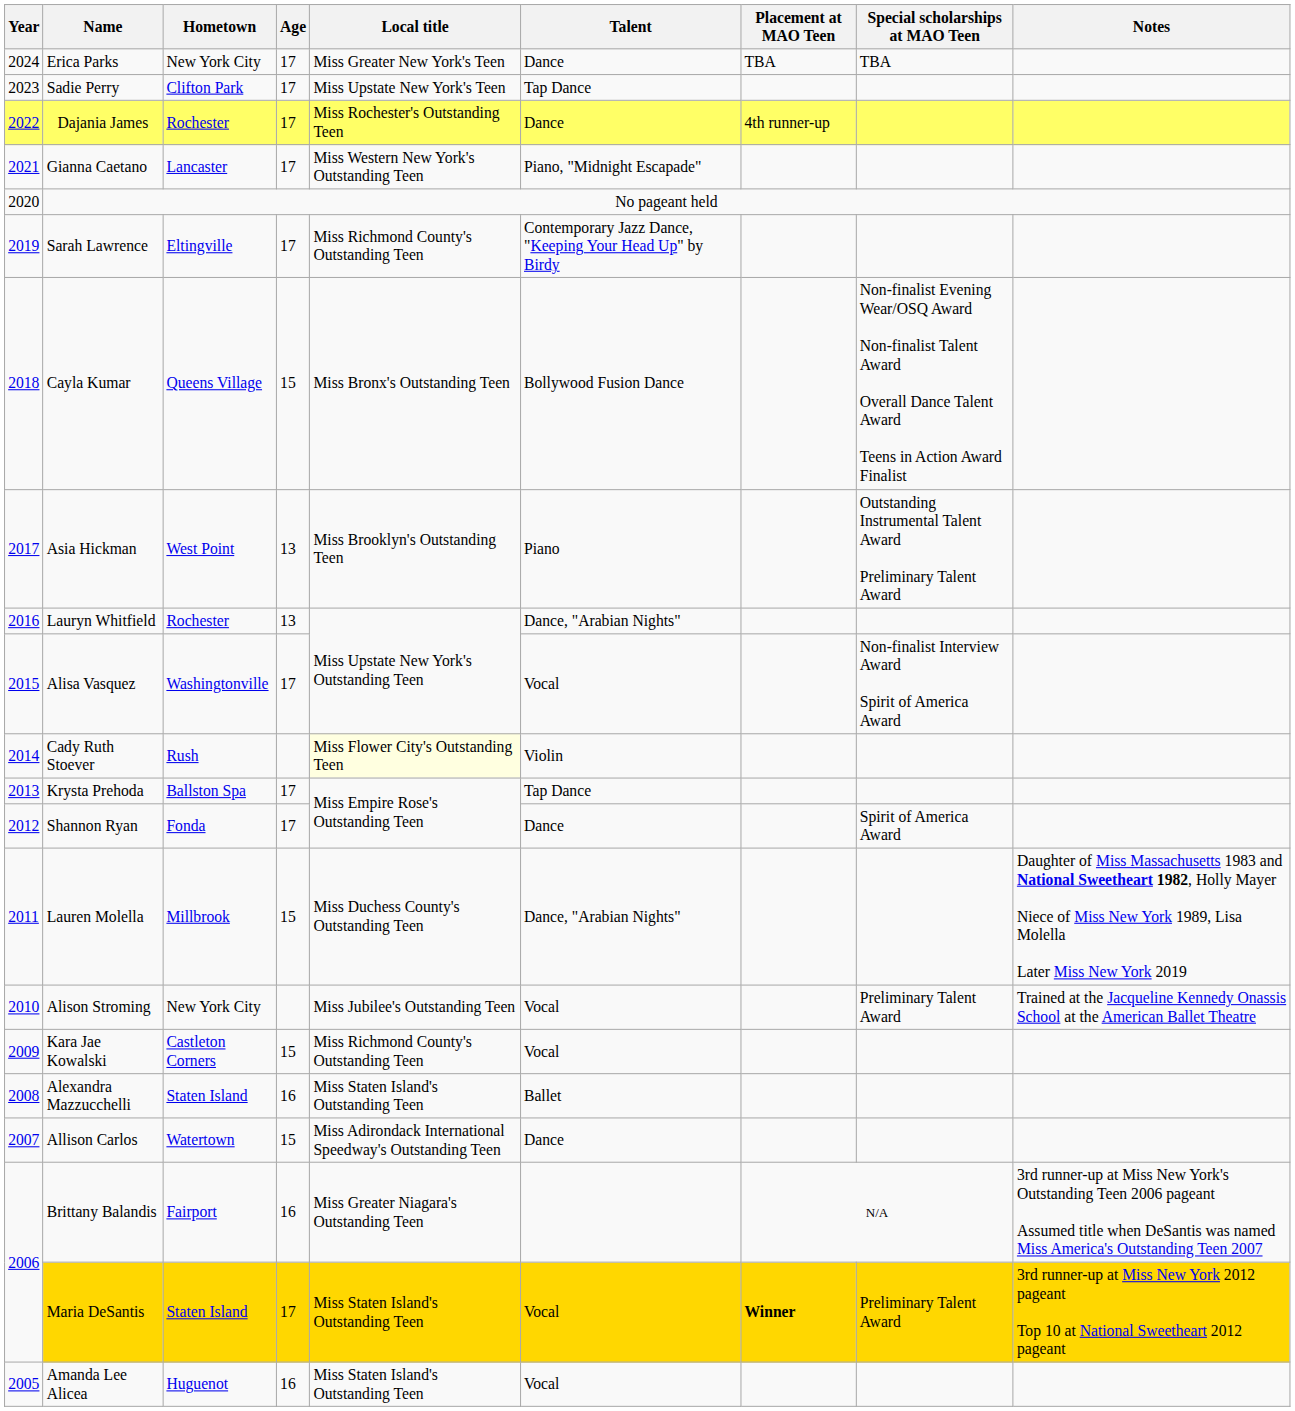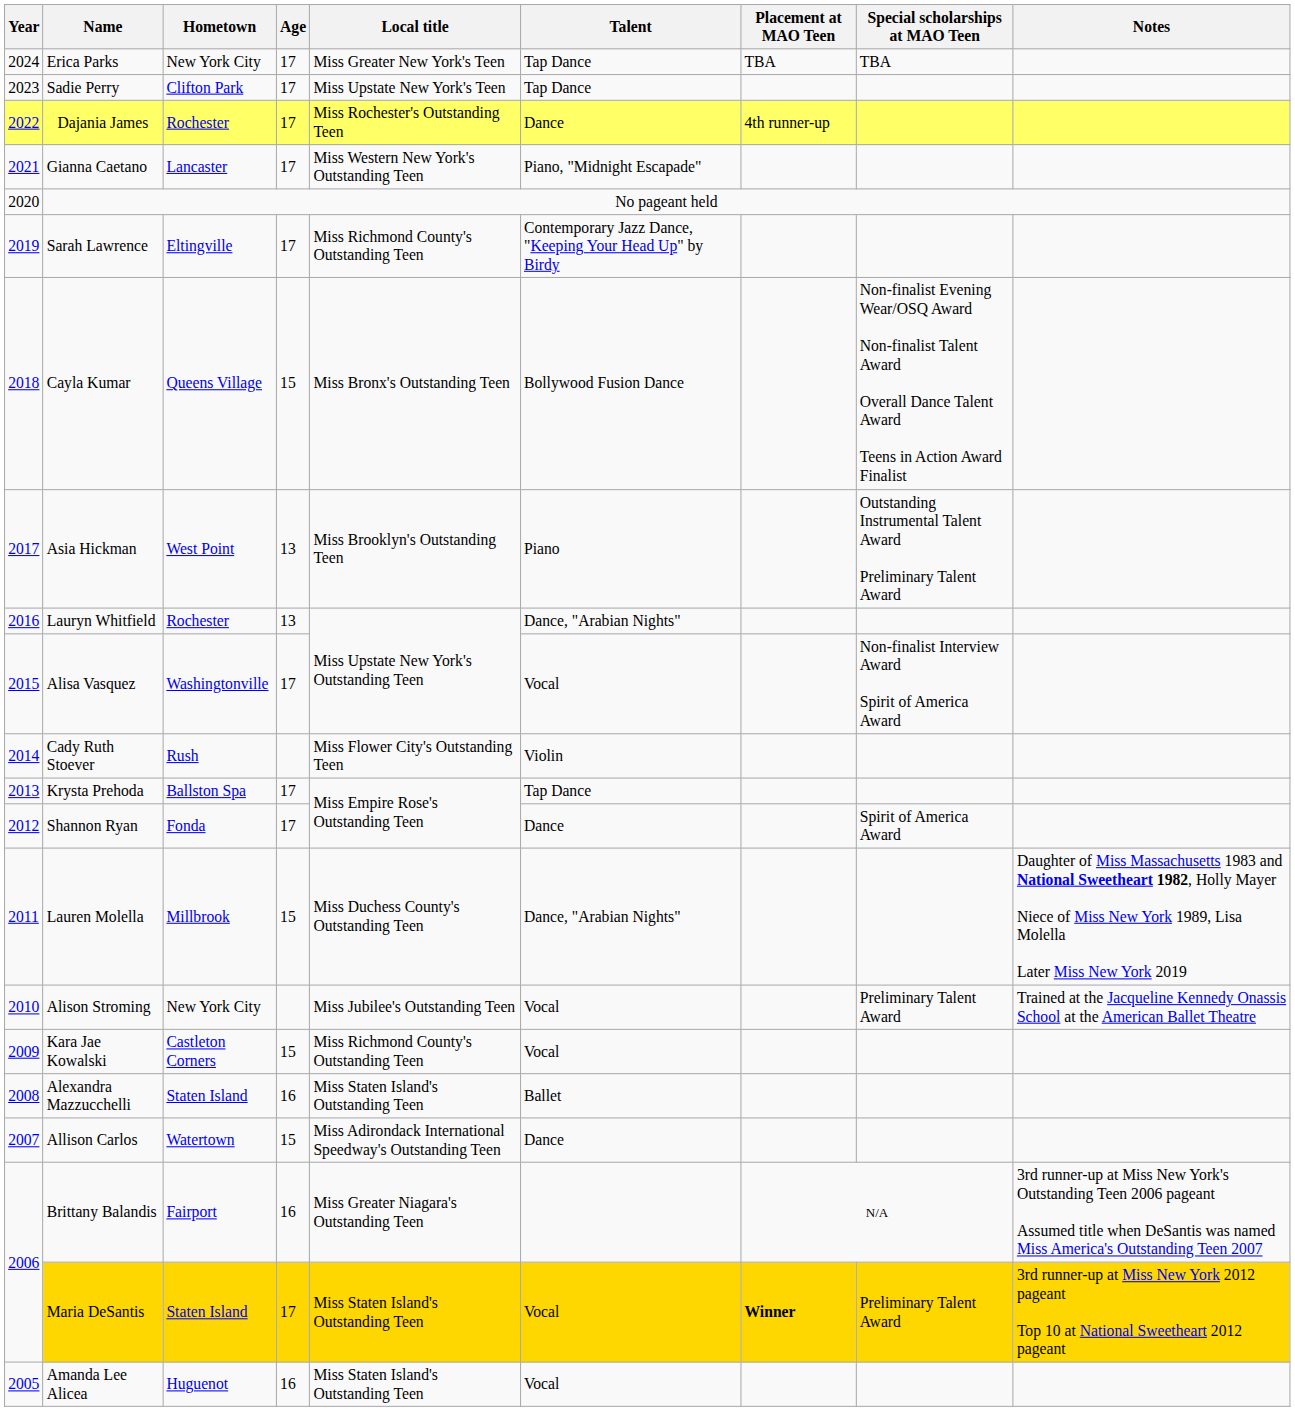(544, 61) Dance -> (558, 61) Tap Dance
(413, 755) lightyellow background -> (413, 755) no background
